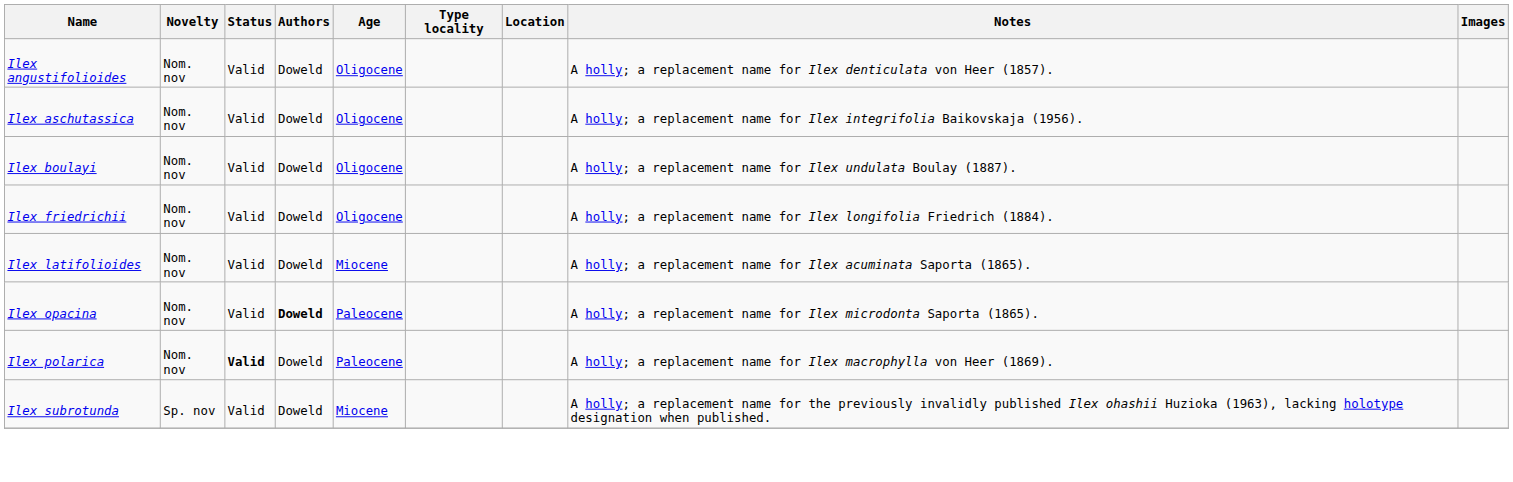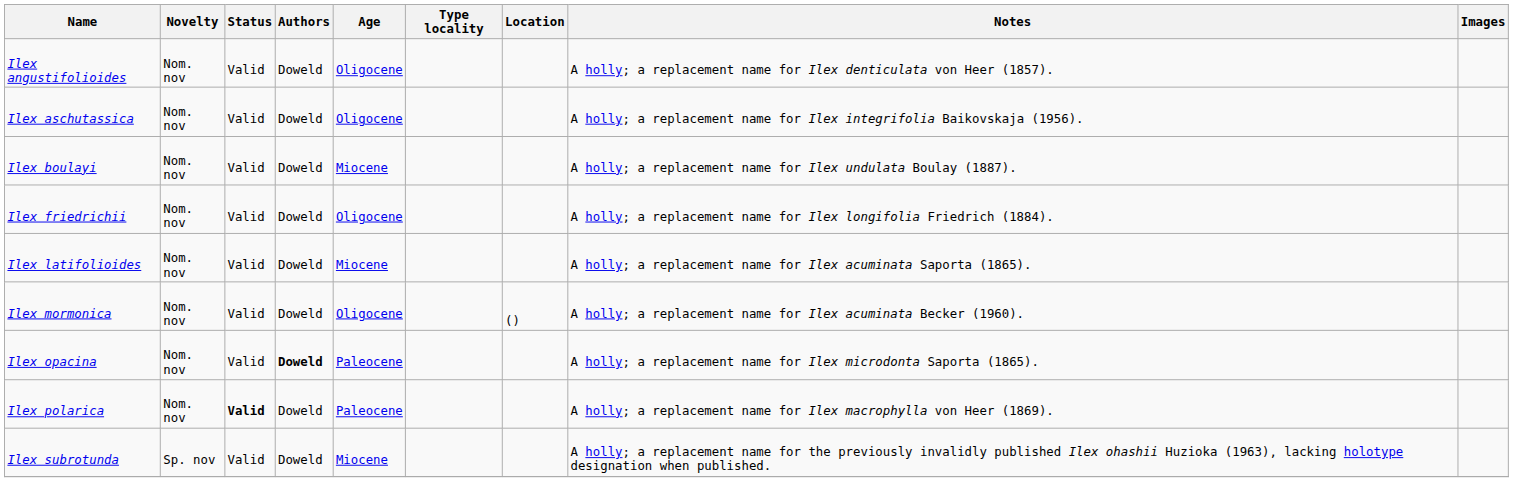(369, 168) Oligocene -> (362, 168) Miocene
+ row: (59, 313)
